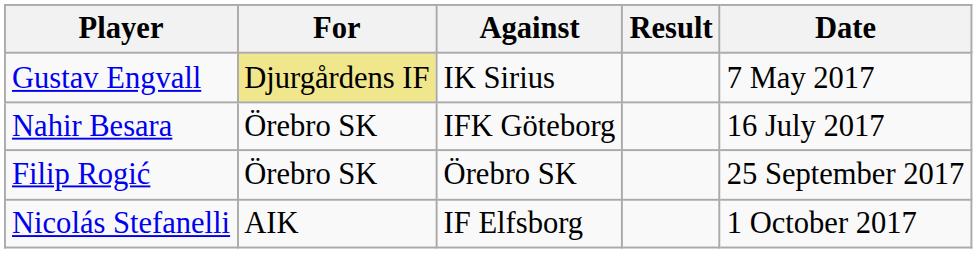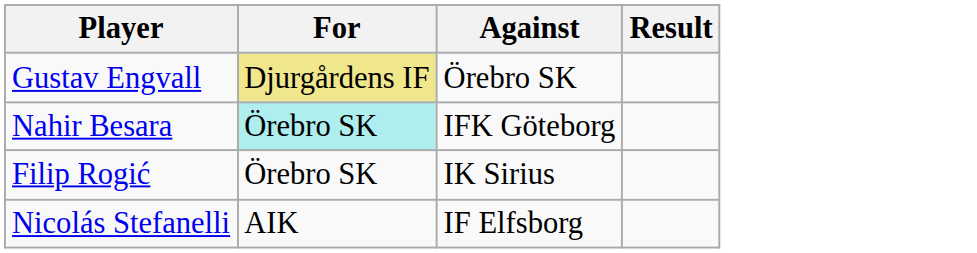- column: (846, 28)
(499, 77) IK Sirius -> (510, 77) Örebro SK
(311, 125) no background -> (311, 125) paleturquoise background
(510, 174) Örebro SK -> (499, 174) IK Sirius
